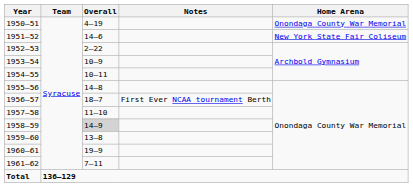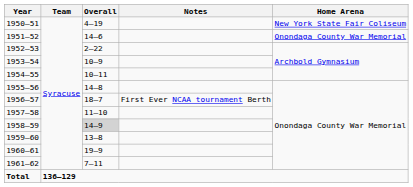(340, 23) Onondaga County War Memorial -> (340, 23) New York State Fair Coliseum
(340, 36) New York State Fair Coliseum -> (340, 36) Onondaga County War Memorial
